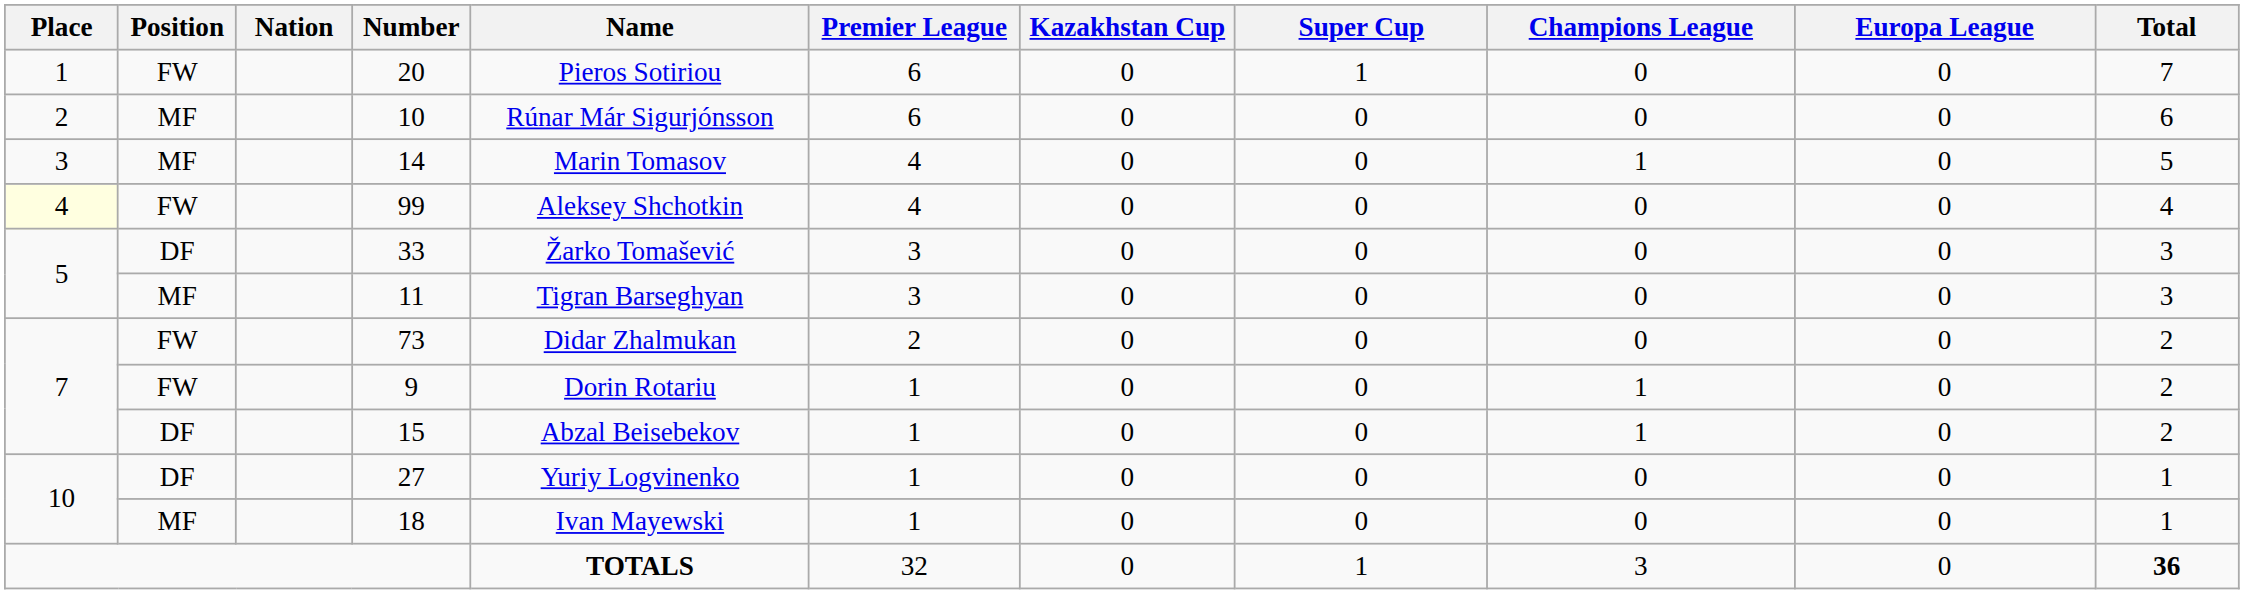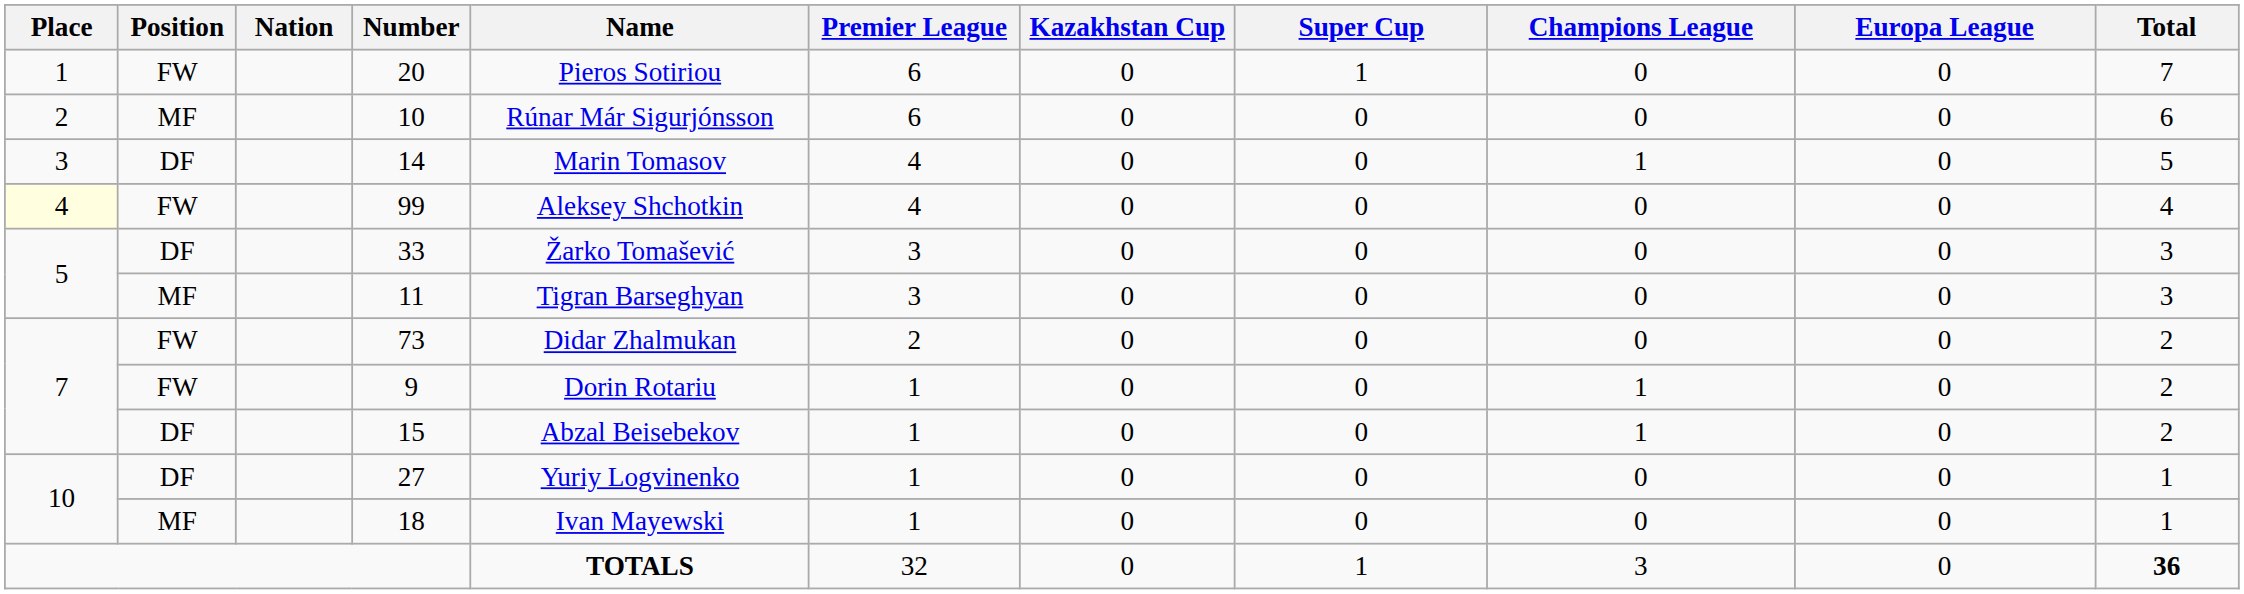(177, 161) MF -> (177, 161) DF
